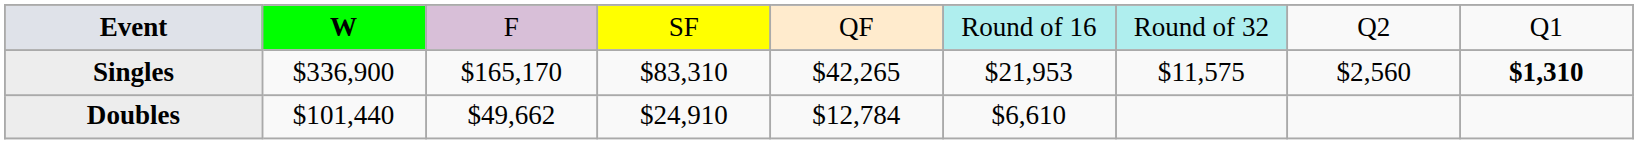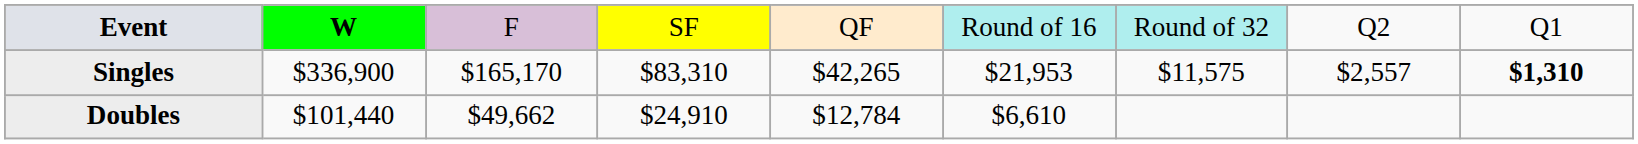(1374, 71) $2,560 -> (1374, 71) $2,557
